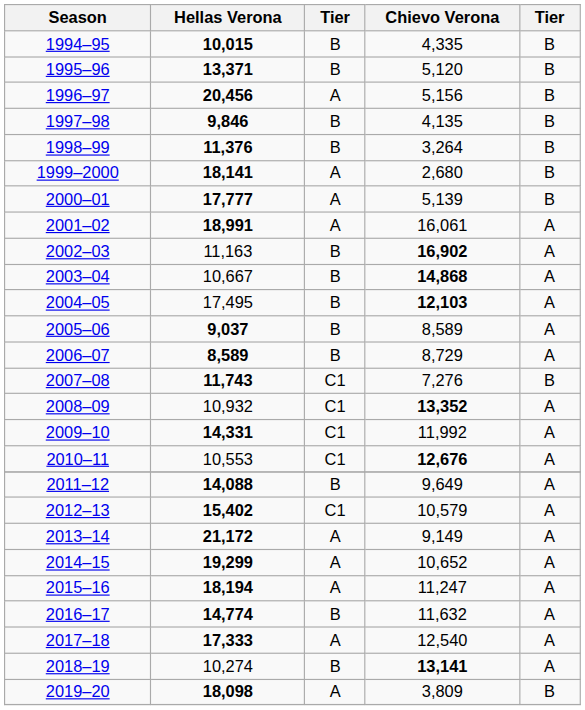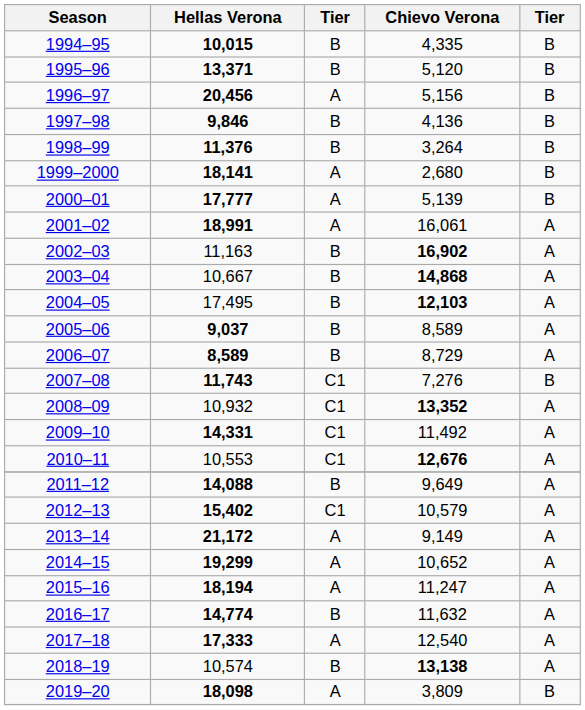(442, 122) 4,135 -> (442, 122) 4,136
(442, 433) 11,992 -> (442, 433) 11,492
(228, 666) 10,274 -> (228, 666) 10,574
(442, 666) 13,141 -> (442, 666) 13,138
